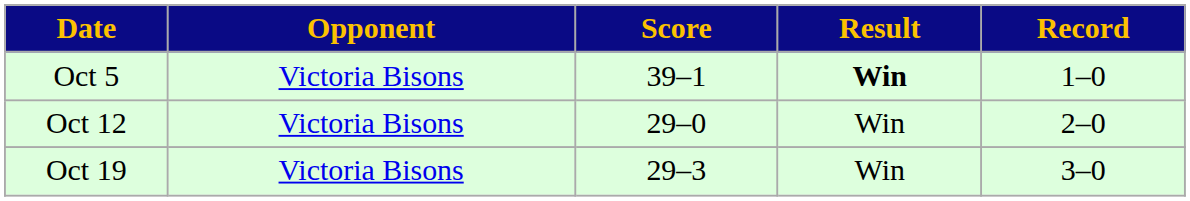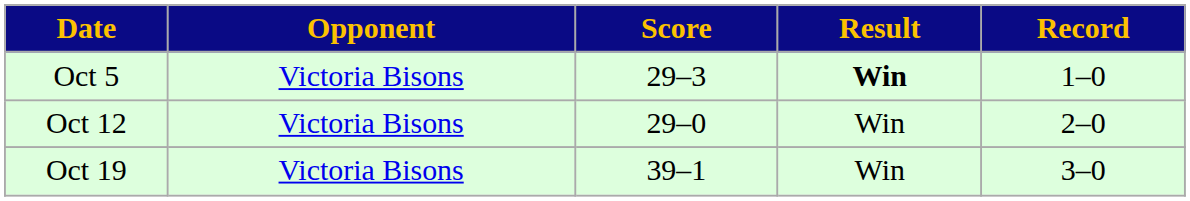(676, 75) 39–1 -> (676, 75) 29–3
(676, 170) 29–3 -> (676, 170) 39–1
